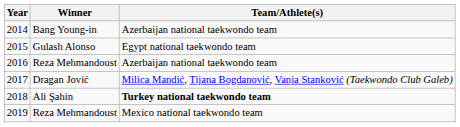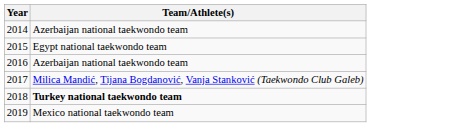- column: (75, 12)
